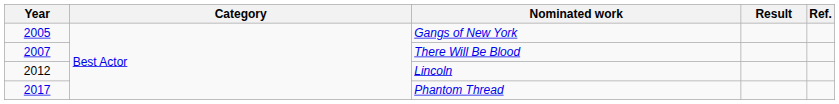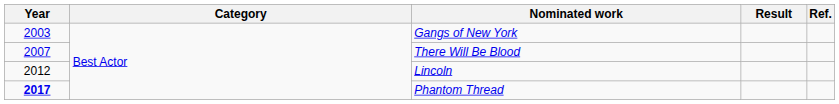(37, 33) 2005 -> (37, 33) 2003
(37, 90) normal -> (37, 90) bold
